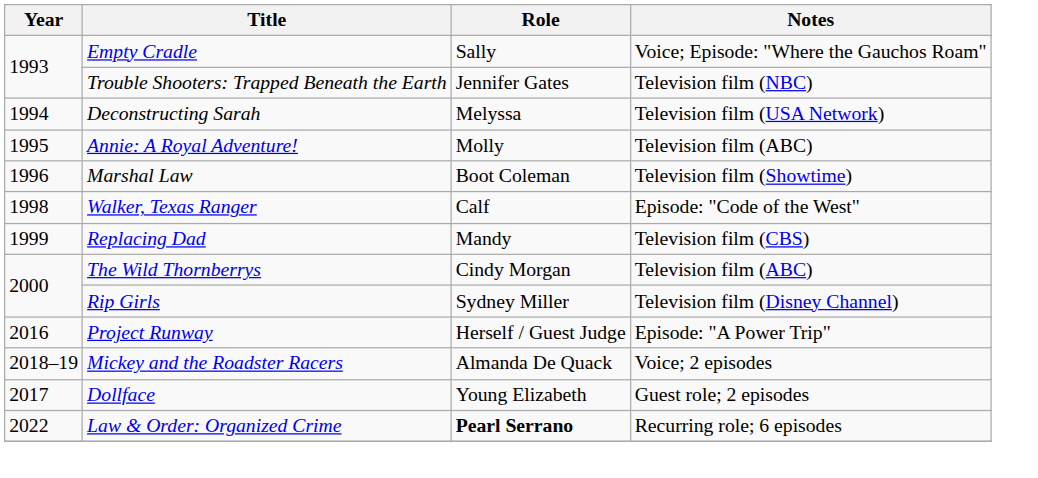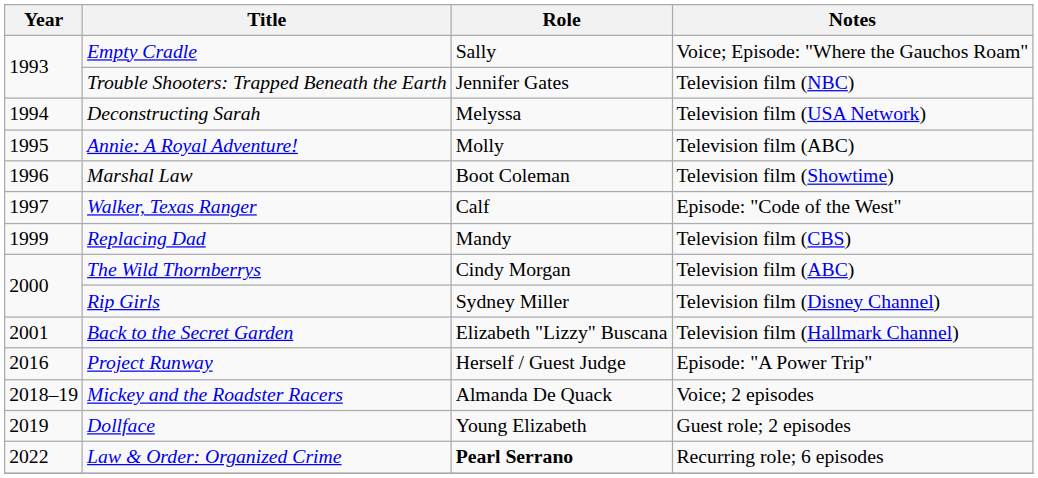(29, 207) 1998 -> (29, 207) 1997
+ row: (190, 332)
(29, 394) 2017 -> (29, 425) 2019
